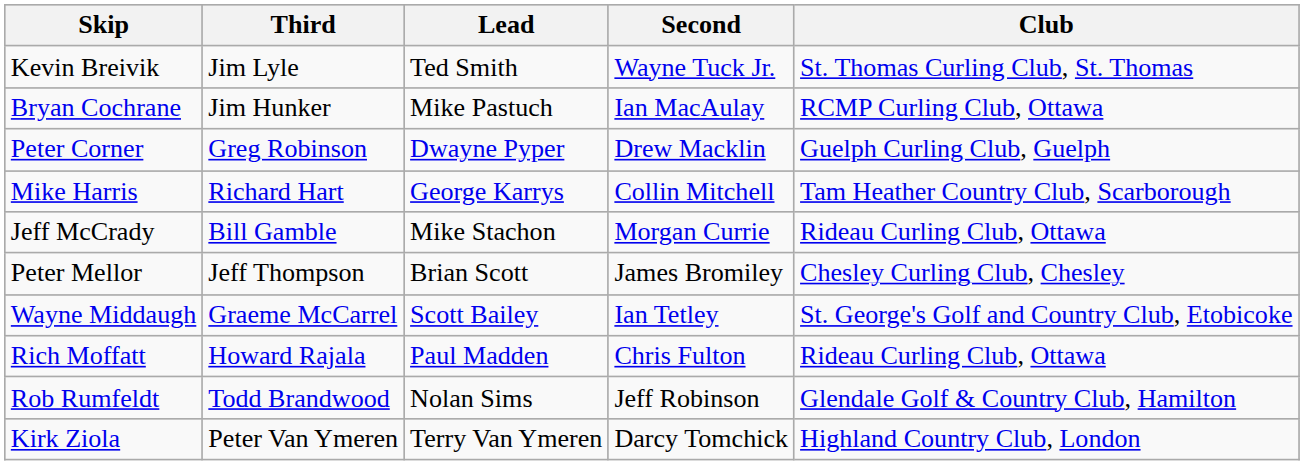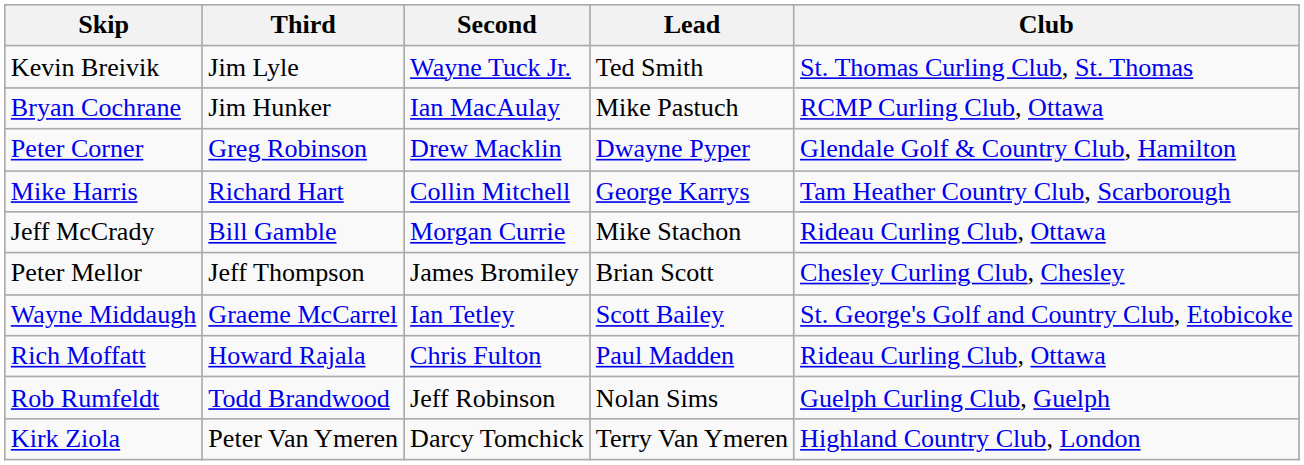columns swapped: (701, 25) <-> (506, 25)
(955, 149) Guelph Curling Club, Guelph -> (1018, 149) Glendale Golf & Country Club, Hamilton
(1018, 397) Glendale Golf & Country Club, Hamilton -> (955, 397) Guelph Curling Club, Guelph
